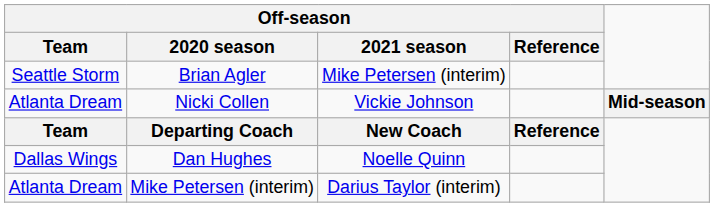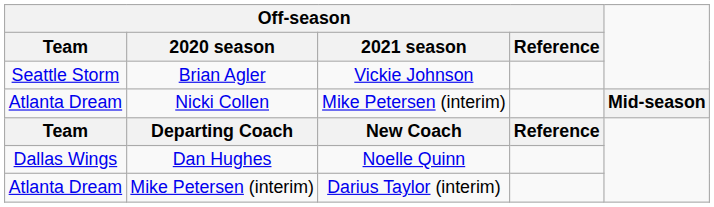(414, 74) Mike Petersen (interim) -> (414, 74) Vickie Johnson
(414, 103) Vickie Johnson -> (414, 103) Mike Petersen (interim)
